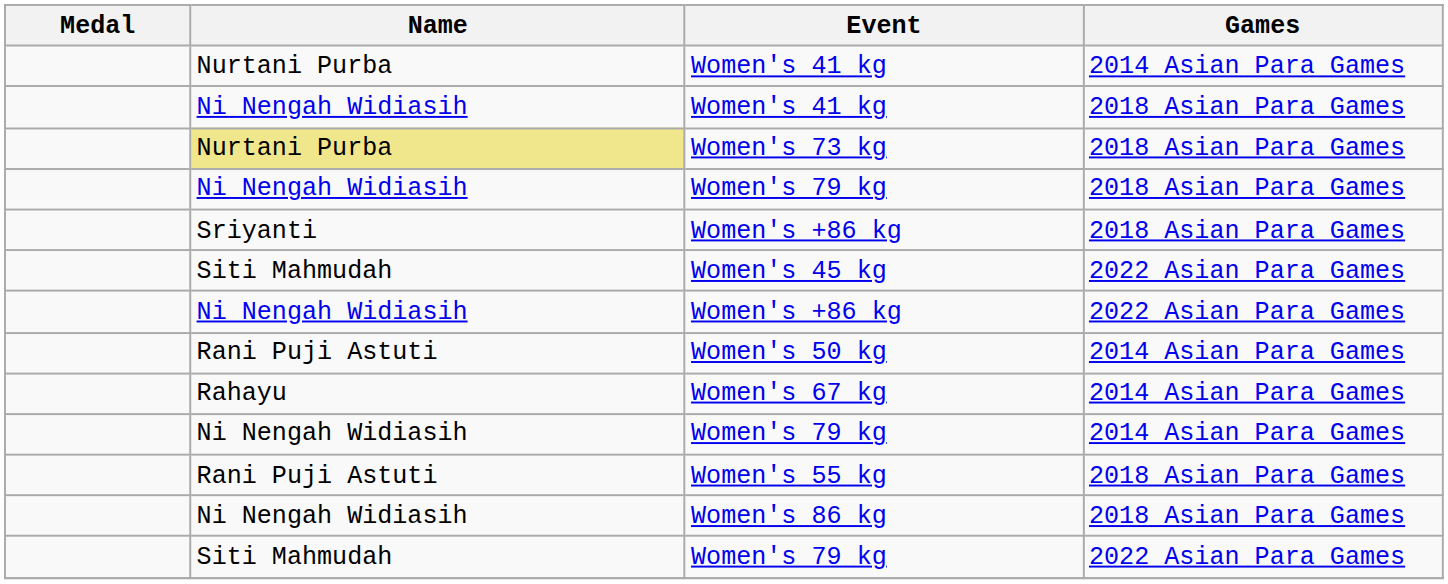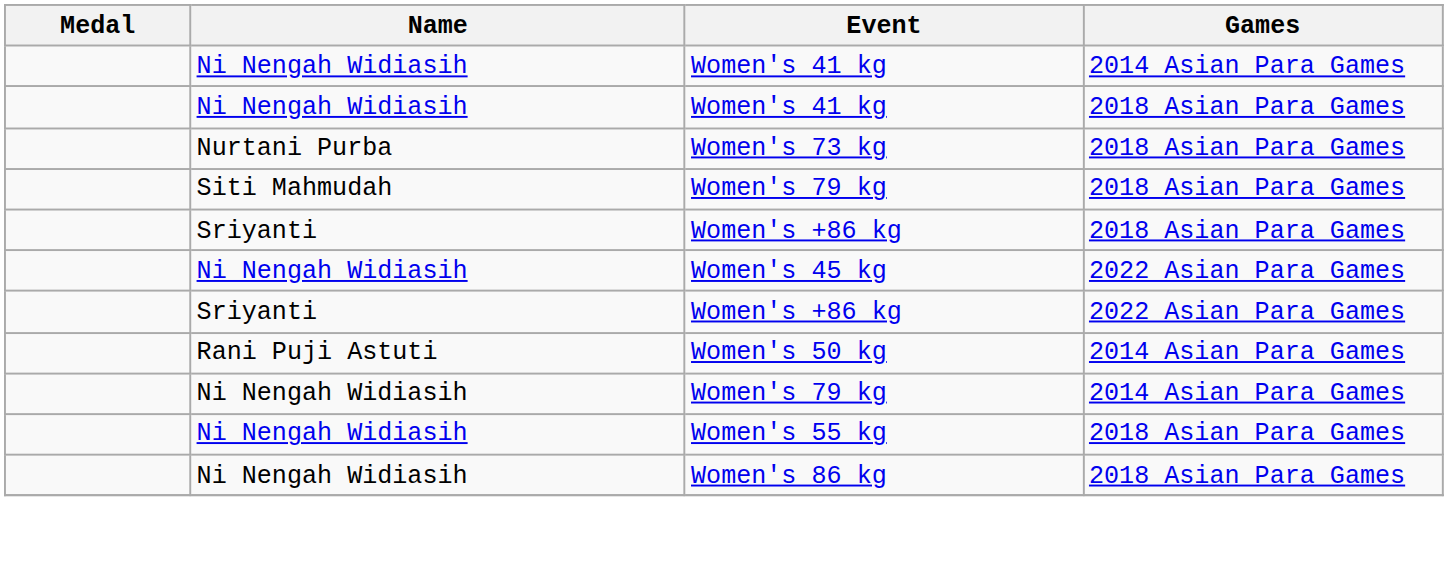(294, 66) Nurtani Purba -> (332, 66) Ni Nengah Widiasih
(294, 148) khaki background -> (294, 148) no background
(332, 189) Ni Nengah Widiasih -> (294, 189) Siti Mahmudah
(294, 271) Siti Mahmudah -> (332, 271) Ni Nengah Widiasih
(332, 312) Ni Nengah Widiasih -> (257, 312) Sriyanti
- row: (789, 393)
(317, 475) Rani Puji Astuti -> (332, 434) Ni Nengah Widiasih
- row: (789, 557)
